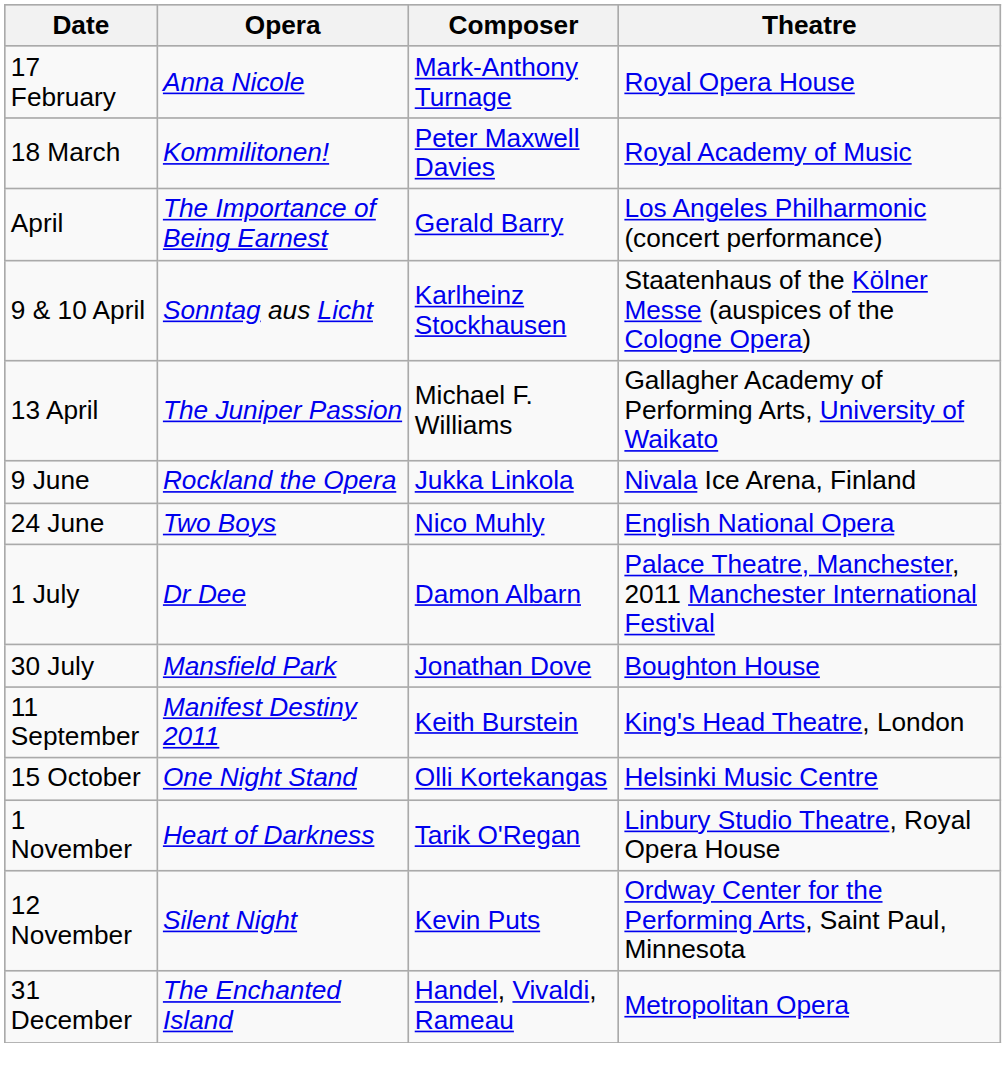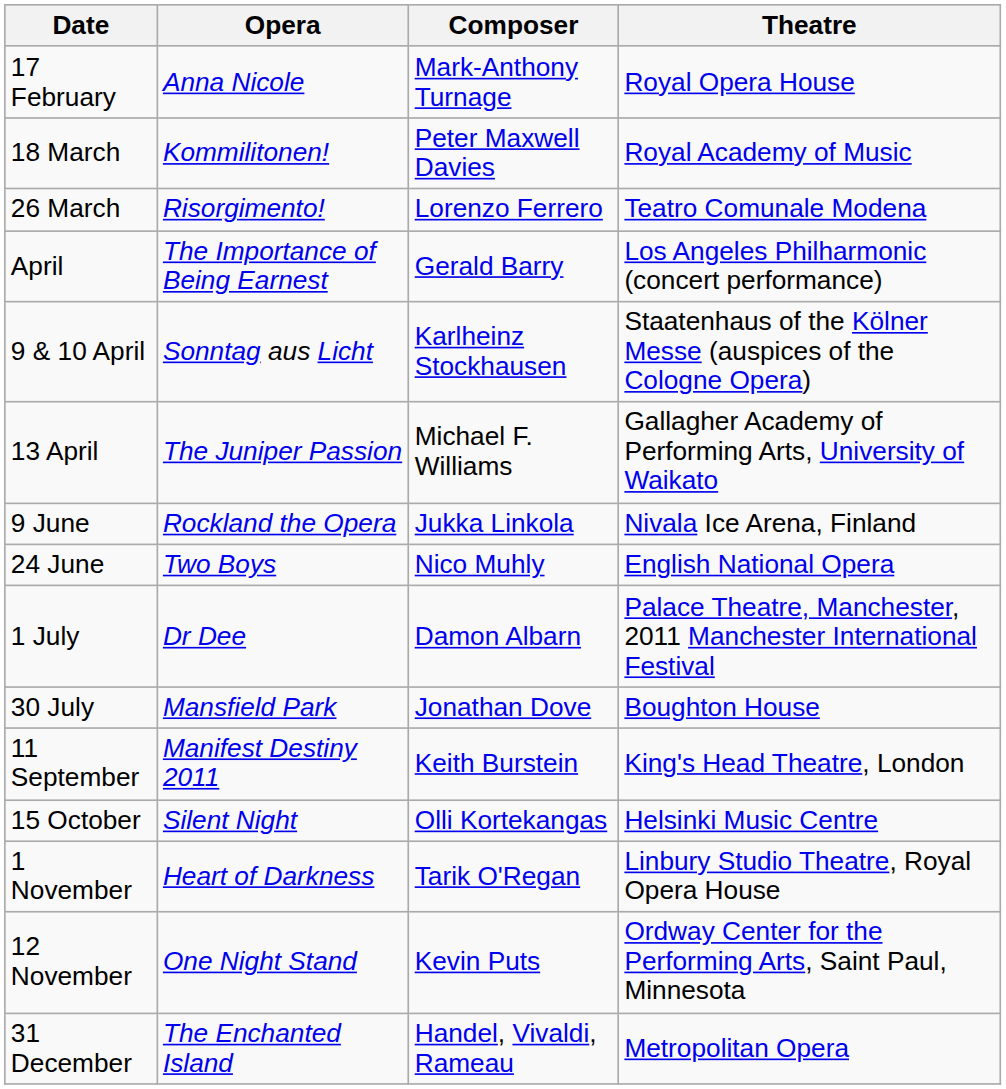+ row: (66, 209)
(260, 778) One Night Stand -> (230, 819) Silent Night
(230, 920) Silent Night -> (260, 962) One Night Stand
